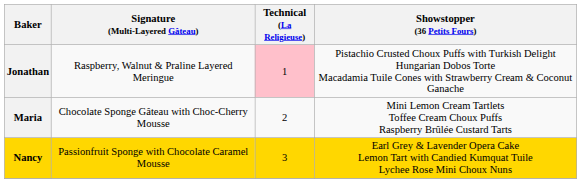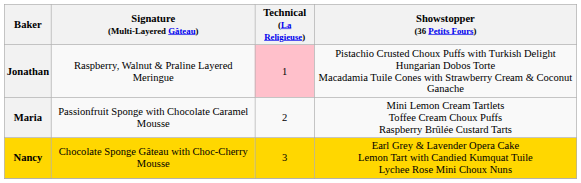(153, 117) Chocolate Sponge Gâteau with Choc-Cherry Mousse -> (153, 117) Passionfruit Sponge with Chocolate Caramel Mousse
(153, 158) Passionfruit Sponge with Chocolate Caramel Mousse -> (153, 158) Chocolate Sponge Gâteau with Choc-Cherry Mousse
